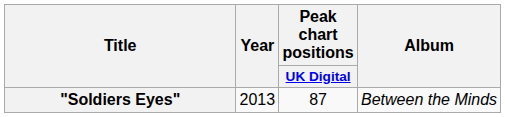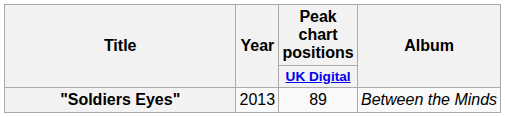(318, 100) 87 -> (318, 100) 89
